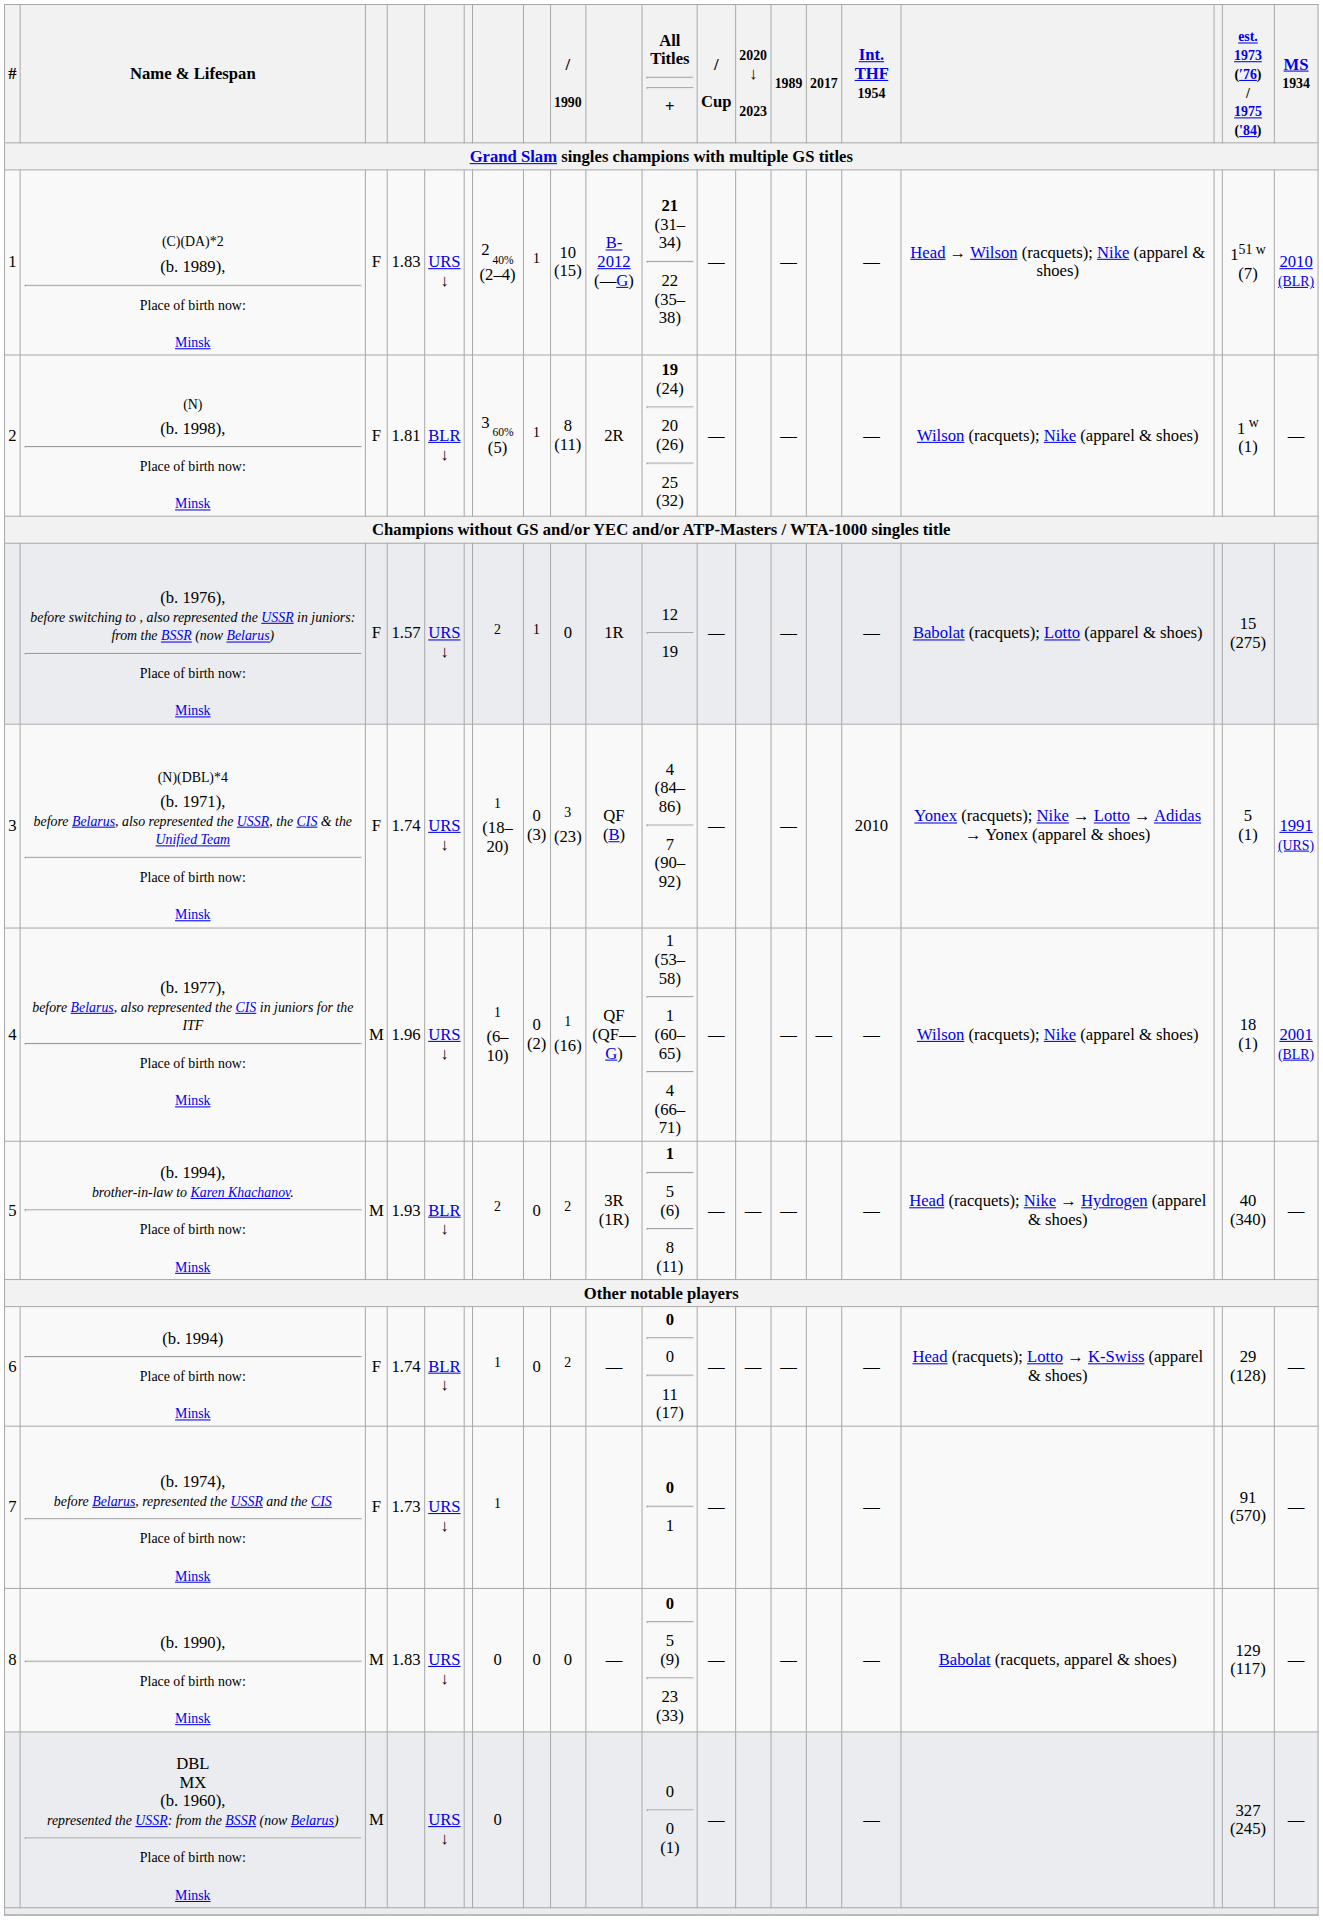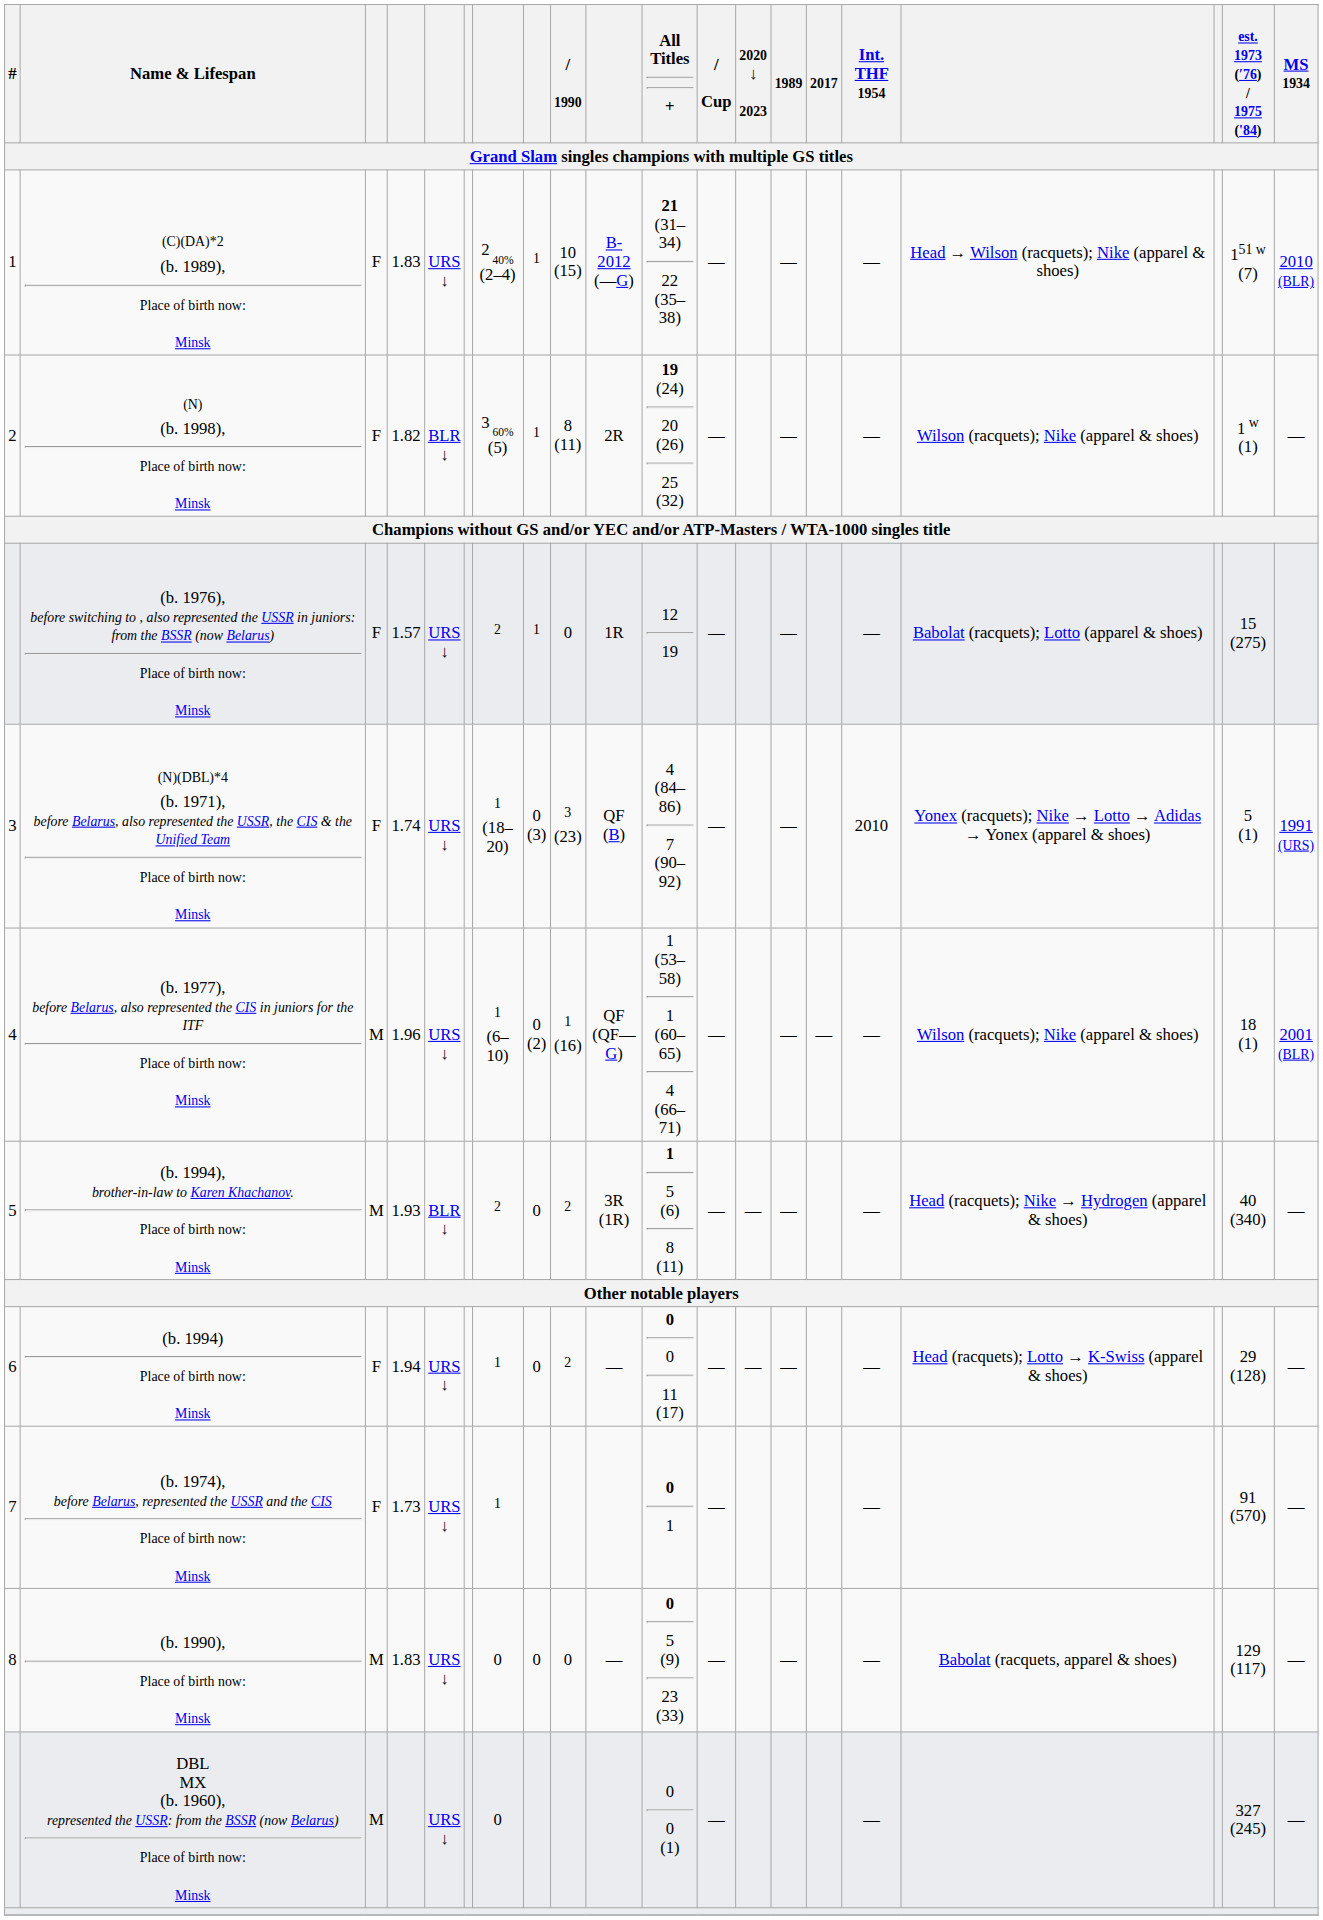(406, 435) 1.81 -> (406, 435) 1.82
(406, 1366) 1.74 -> (406, 1366) 1.94
(444, 1375) BLR ↓ -> (444, 1375) URS ↓
